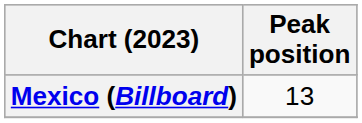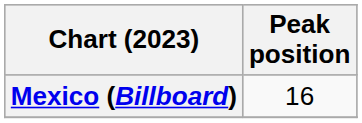(300, 95) 13 -> (300, 95) 16
